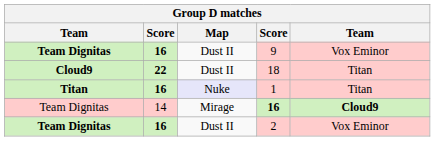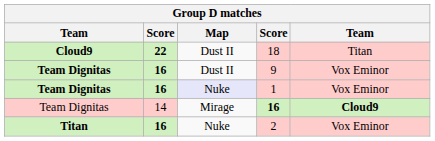rows swapped: (273, 51) <-> (273, 70)
(74, 88) Titan -> (74, 88) Team Dignitas
(360, 88) Titan -> (360, 88) Vox Eminor
(74, 126) Team Dignitas -> (74, 126) Titan
(217, 126) Dust II -> (217, 126) Nuke
